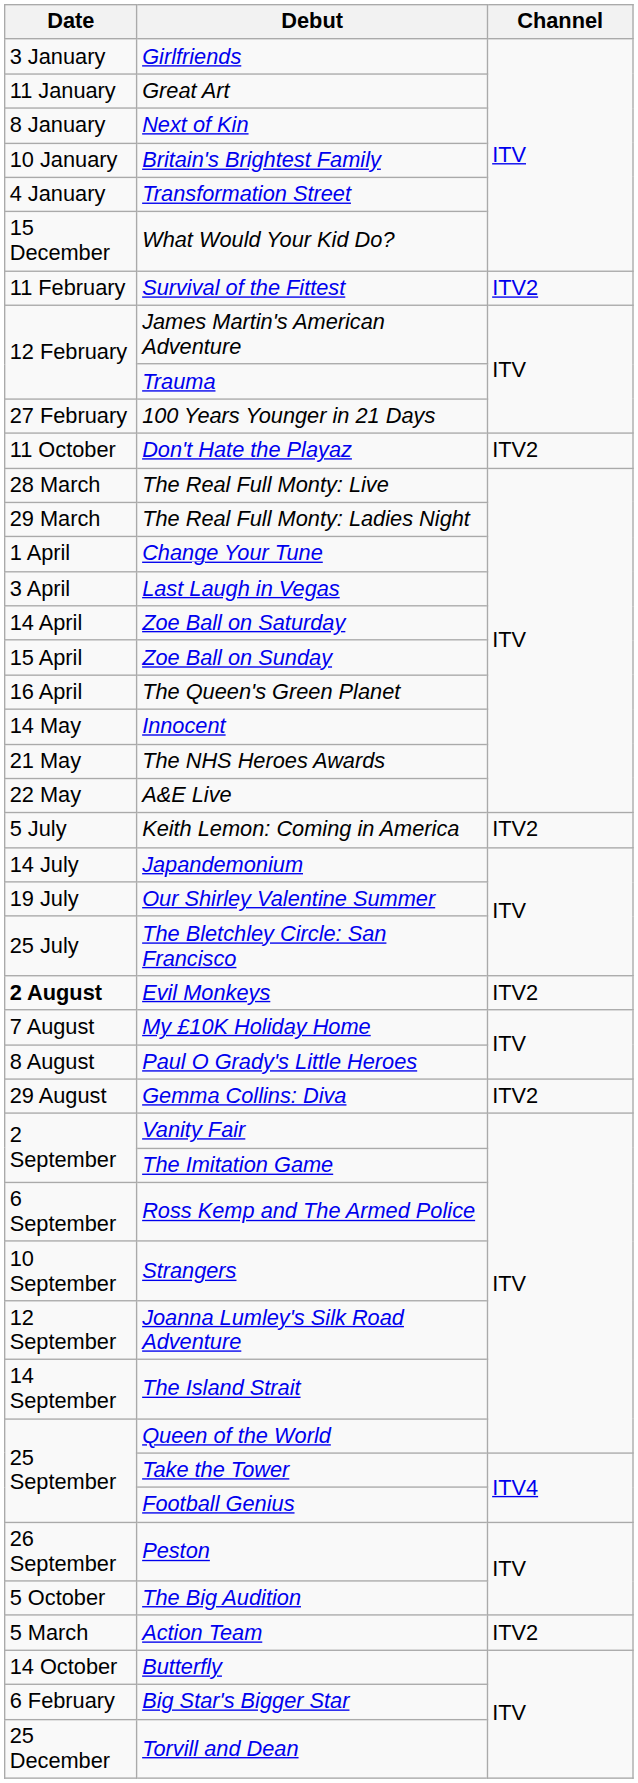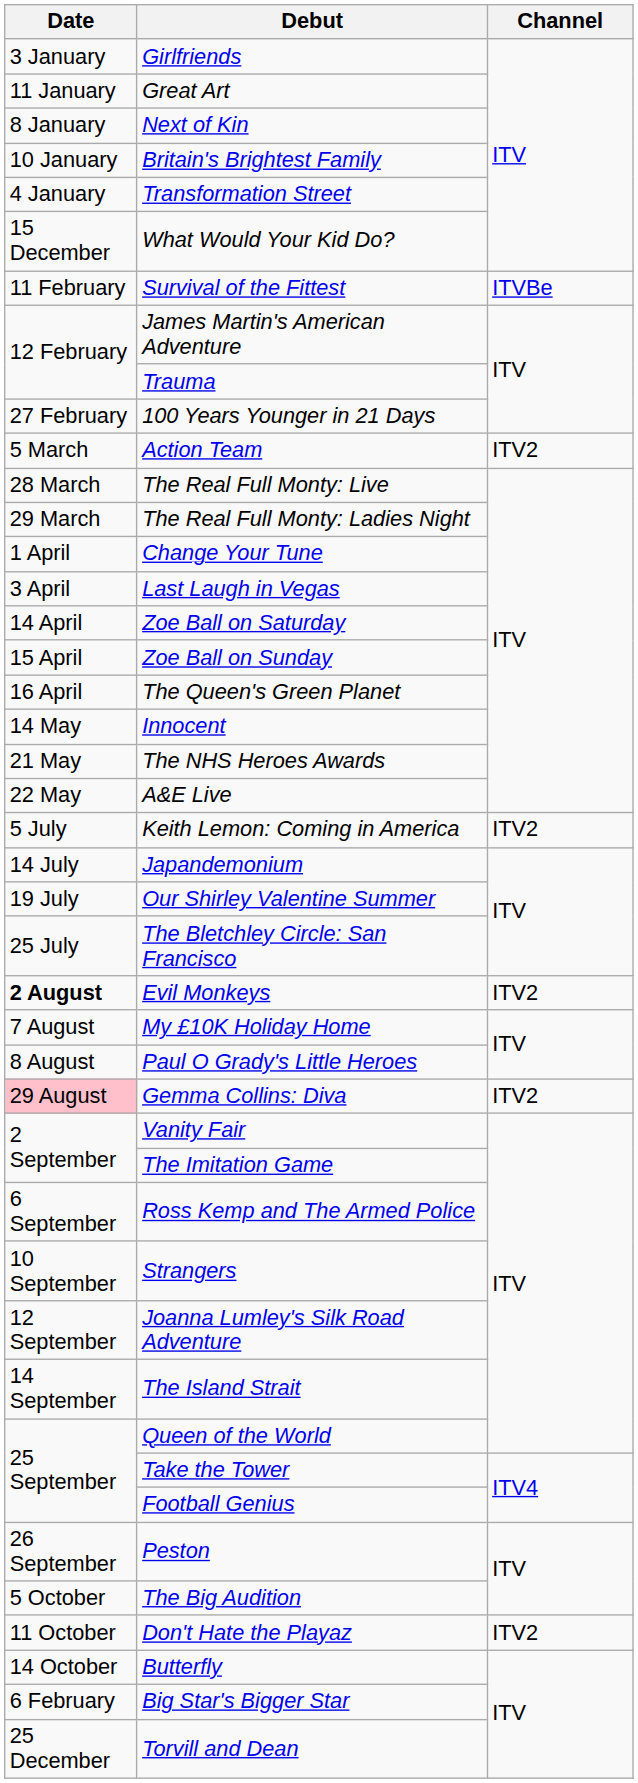(515, 287) ITV2 -> (522, 287) ITVBe
rows swapped: (202, 1632) <-> (247, 450)
(58, 1095) no background -> (58, 1095) pink background
